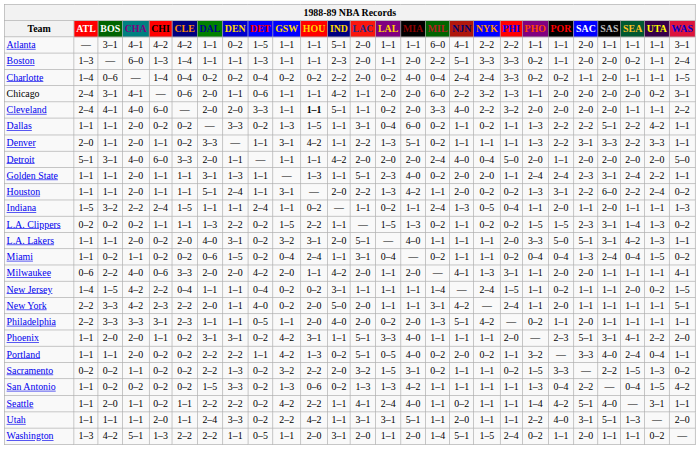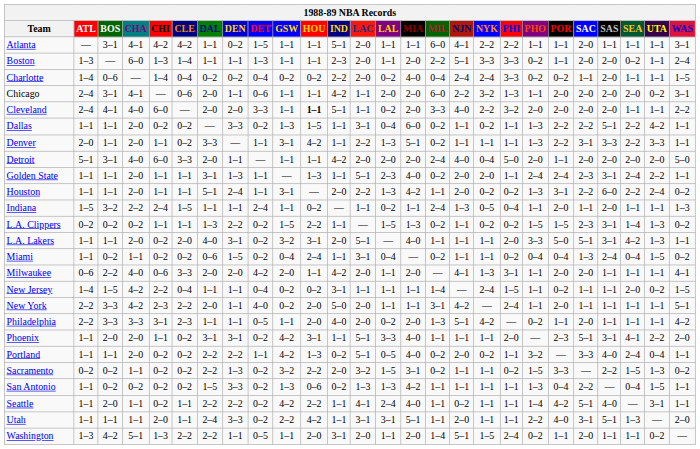(682, 322) 1–1 -> (682, 322) 4–2
(682, 387) 4–2 -> (682, 387) 1–1
